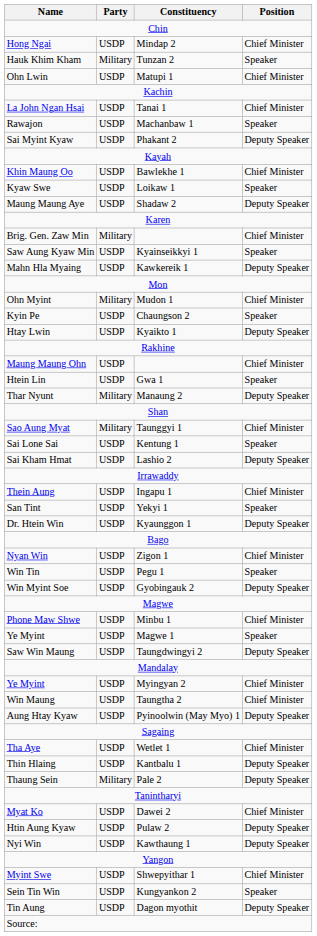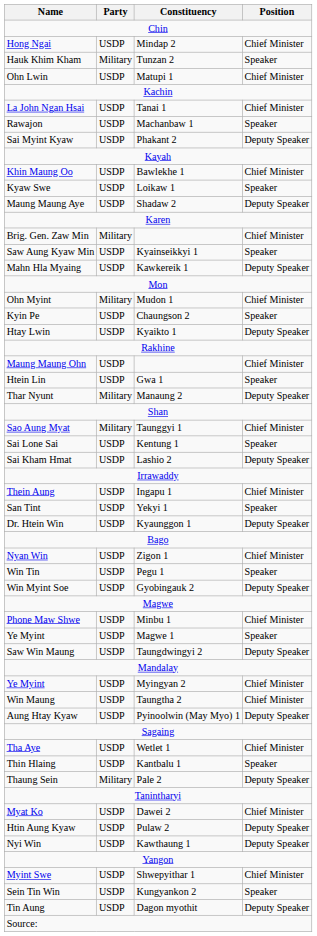(277, 763) Deputy Speaker -> (261, 763) Speaker
